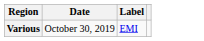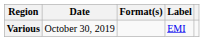+ column: (141, 12)
